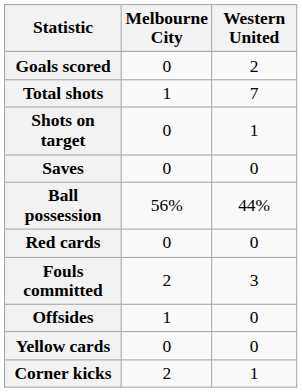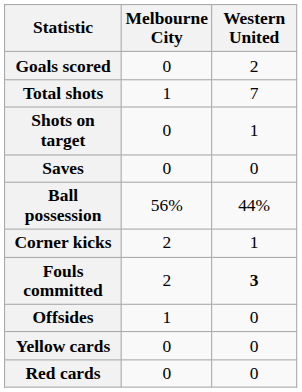rows swapped: (63, 373) <-> (63, 243)
(254, 280) normal -> (254, 280) bold
